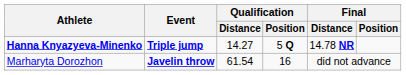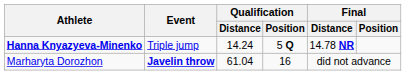(175, 45) bold -> (173, 45) normal
(240, 45) 14.27 -> (240, 45) 14.24
(240, 62) 61.54 -> (240, 62) 61.04
